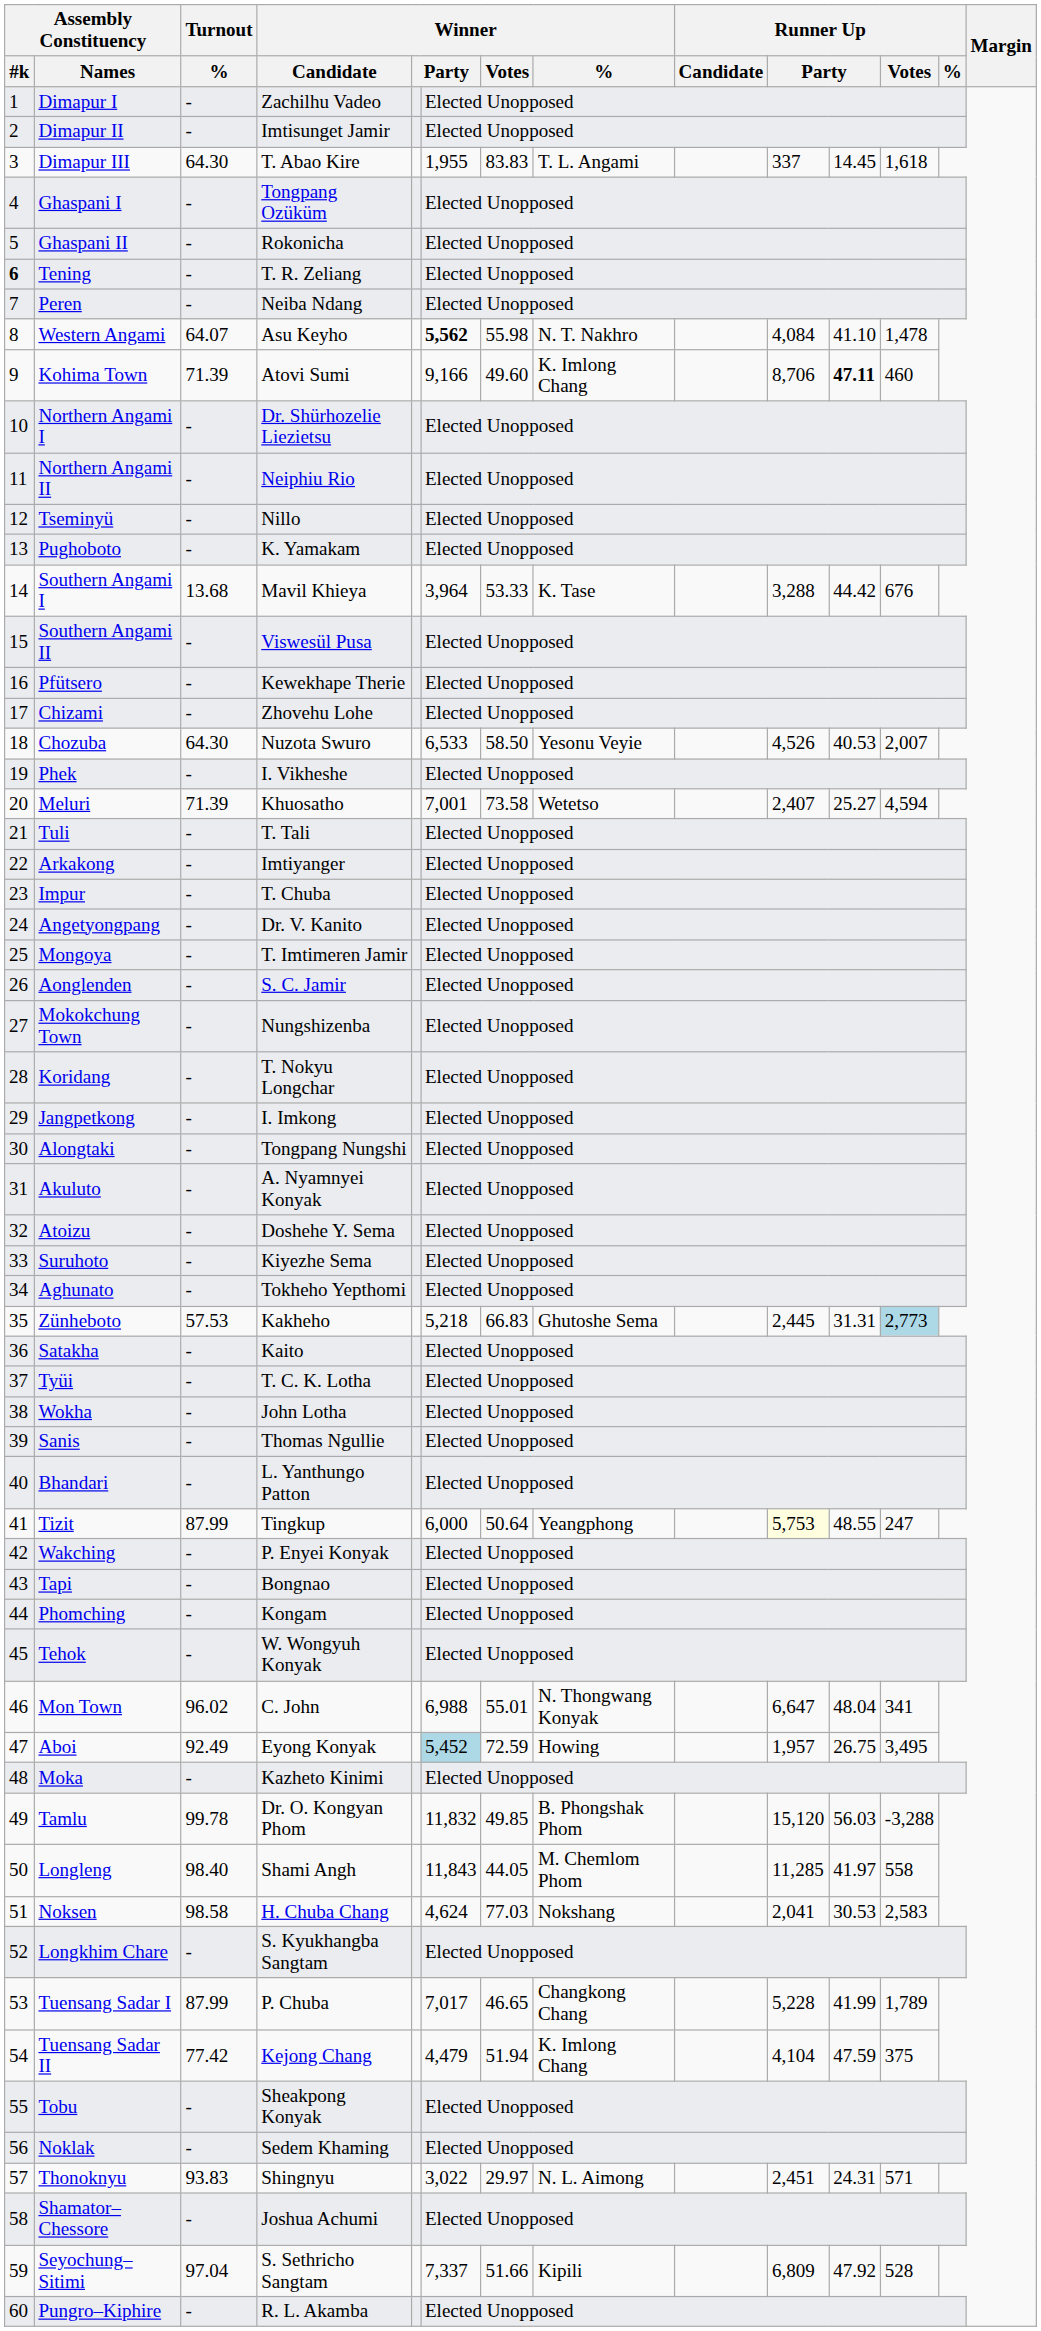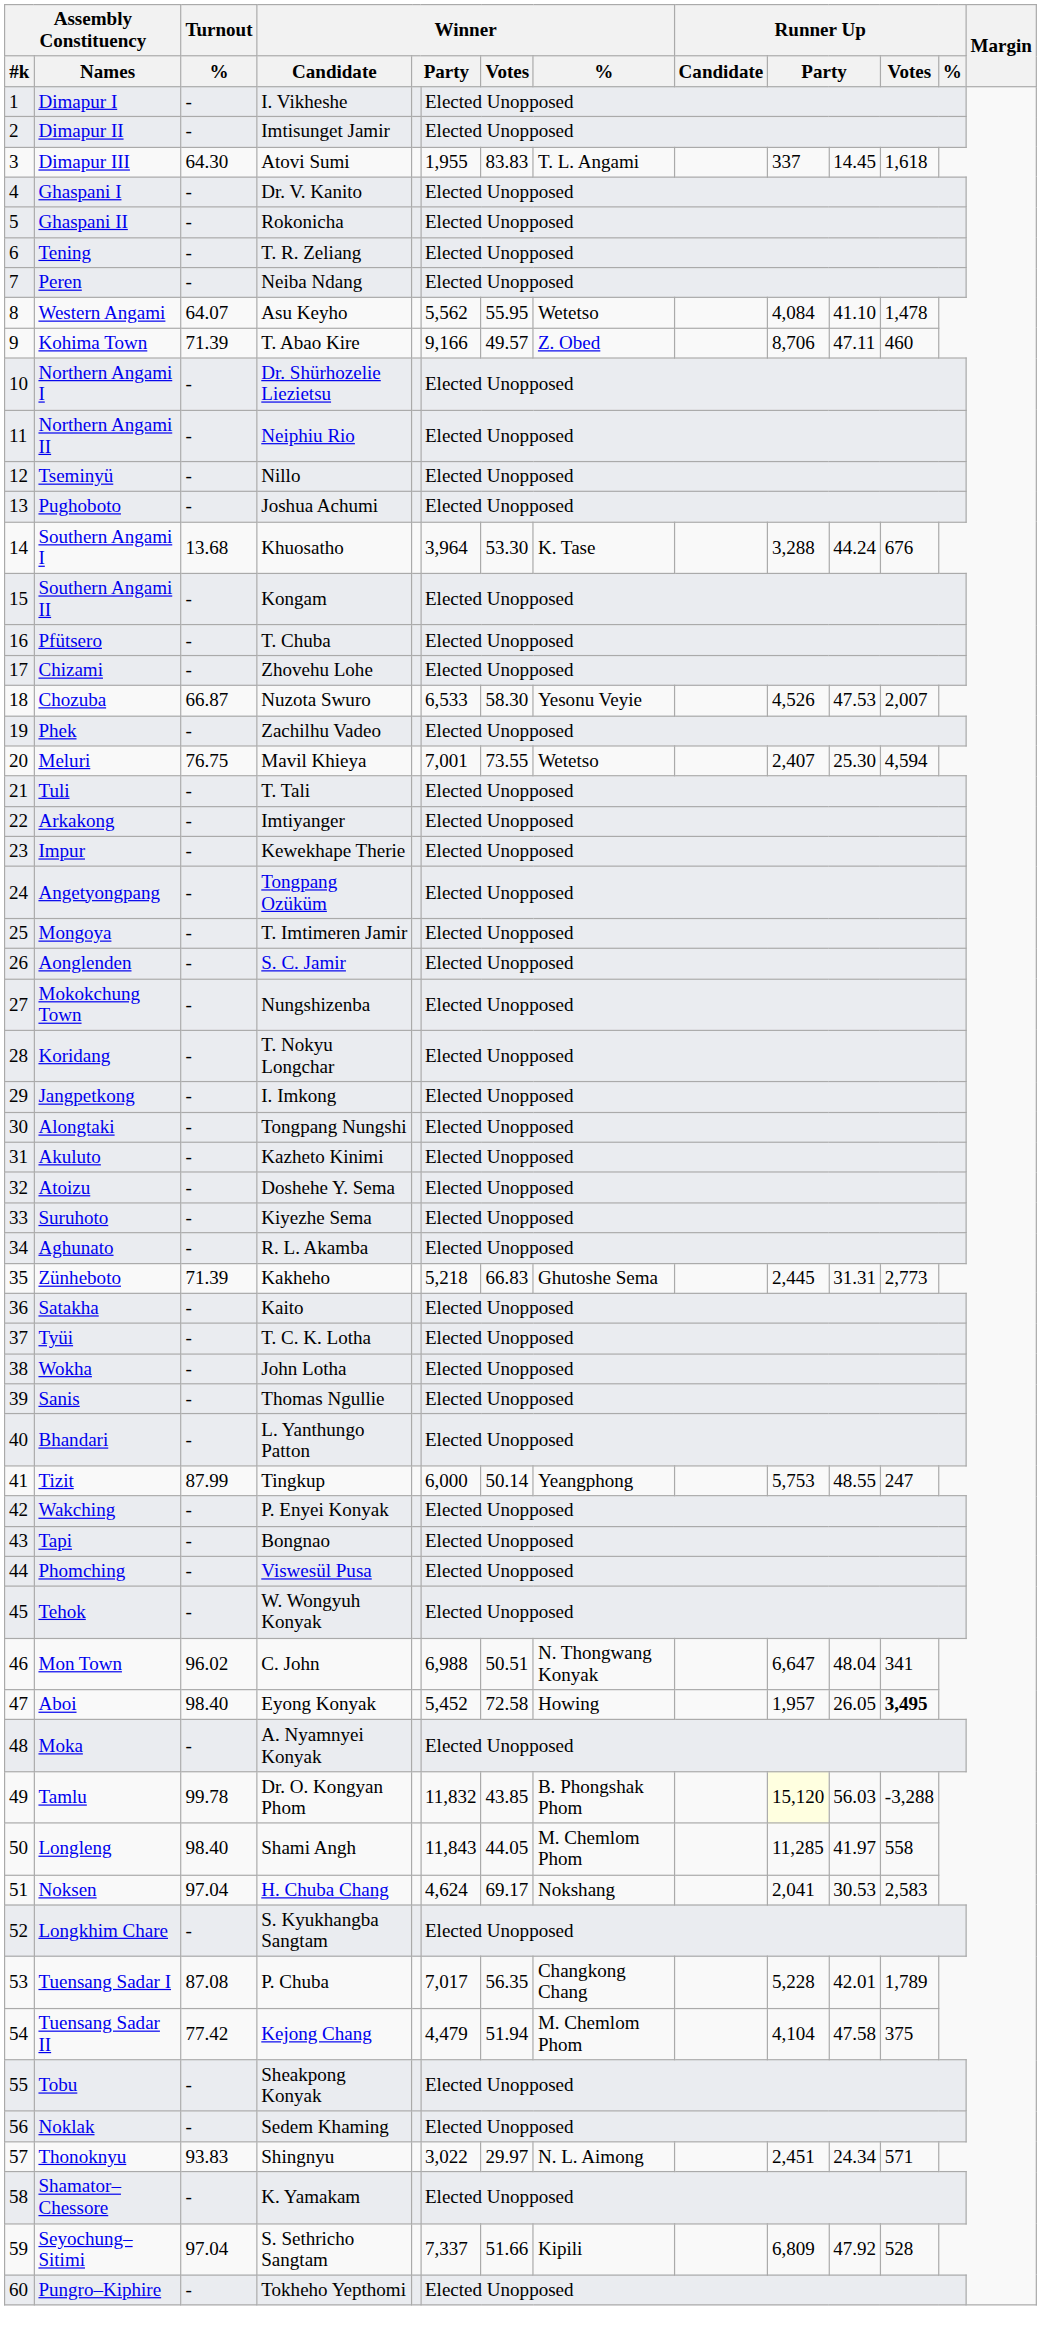(321, 101) Zachilhu Vadeo -> (304, 101) I. Vikheshe
(311, 161) T. Abao Kire -> (305, 161) Atovi Sumi
(299, 202) Tongpang Ozüküm -> (312, 191) Dr. V. Kanito
(14, 273) bold -> (14, 252) normal
(446, 334) bold -> (446, 312) normal
(507, 334) 55.98 -> (507, 312) 55.95
(588, 334) N. T. Nakhro -> (568, 312) Wetetso
(305, 375) Atovi Sumi -> (311, 342) T. Abao Kire
(507, 375) 49.60 -> (507, 342) 49.57
(577, 375) K. Imlong Chang -> (569, 342) Z. Obed
(854, 375) bold -> (854, 342) normal
(311, 549) K. Yamakam -> (320, 506) Joshua Achumi
(314, 590) Mavil Khieya -> (303, 547) Khuosatho
(507, 590) 53.33 -> (507, 547) 53.30
(855, 590) 44.42 -> (855, 547) 44.24
(317, 641) Viswesül Pusa -> (294, 599) Kongam
(333, 682) Kewekhape Therie -> (296, 640) T. Chuba
(207, 743) 64.30 -> (207, 700) 66.87
(507, 743) 58.50 -> (507, 700) 58.30
(855, 743) 40.53 -> (855, 700) 47.53
(304, 773) I. Vikheshe -> (321, 730) Zachilhu Vadeo
(207, 803) 71.39 -> (207, 760) 76.75
(303, 803) Khuosatho -> (314, 760) Mavil Khieya
(507, 803) 73.58 -> (507, 760) 73.55
(855, 803) 25.27 -> (855, 760) 25.30
(296, 894) T. Chuba -> (333, 851) Kewekhape Therie
(312, 924) Dr. V. Kanito -> (299, 892) Tongpang Ozüküm
(313, 1189) A. Nyamnyei Konyak -> (322, 1157) Kazheto Kinimi
(334, 1290) Tokheho Yepthomi -> (315, 1247) R. L. Akamba
(207, 1320) 57.53 -> (207, 1278) 71.39
(906, 1320) lightblue background -> (906, 1278) no background
(507, 1523) 50.64 -> (507, 1480) 50.14
(793, 1523) lightyellow background -> (793, 1480) no background
(294, 1614) Kongam -> (317, 1571) Viswesül Pusa
(507, 1706) 55.01 -> (507, 1663) 50.51
(207, 1747) 92.49 -> (207, 1704) 98.40
(446, 1747) lightblue background -> (446, 1704) no background
(507, 1747) 72.59 -> (507, 1704) 72.58
(855, 1747) 26.75 -> (855, 1704) 26.05
(906, 1747) normal -> (906, 1704) bold
(322, 1777) Kazheto Kinimi -> (313, 1745) A. Nyamnyei Konyak
(507, 1818) 49.85 -> (507, 1797) 43.85
(798, 1818) no background -> (798, 1797) lightyellow background
(207, 1911) 98.58 -> (207, 1889) 97.04
(507, 1911) 77.03 -> (507, 1889) 69.17
(207, 2003) 87.99 -> (207, 1982) 87.08
(507, 2003) 46.65 -> (507, 1982) 56.35
(855, 2003) 41.99 -> (855, 1982) 42.01
(577, 2055) K. Imlong Chang -> (589, 2033) M. Chemlom Phom
(855, 2055) 47.59 -> (855, 2033) 47.58
(855, 2177) 24.31 -> (855, 2156) 24.34
(320, 2218) Joshua Achumi -> (311, 2197) K. Yamakam
(315, 2311) R. L. Akamba -> (334, 2289) Tokheho Yepthomi
